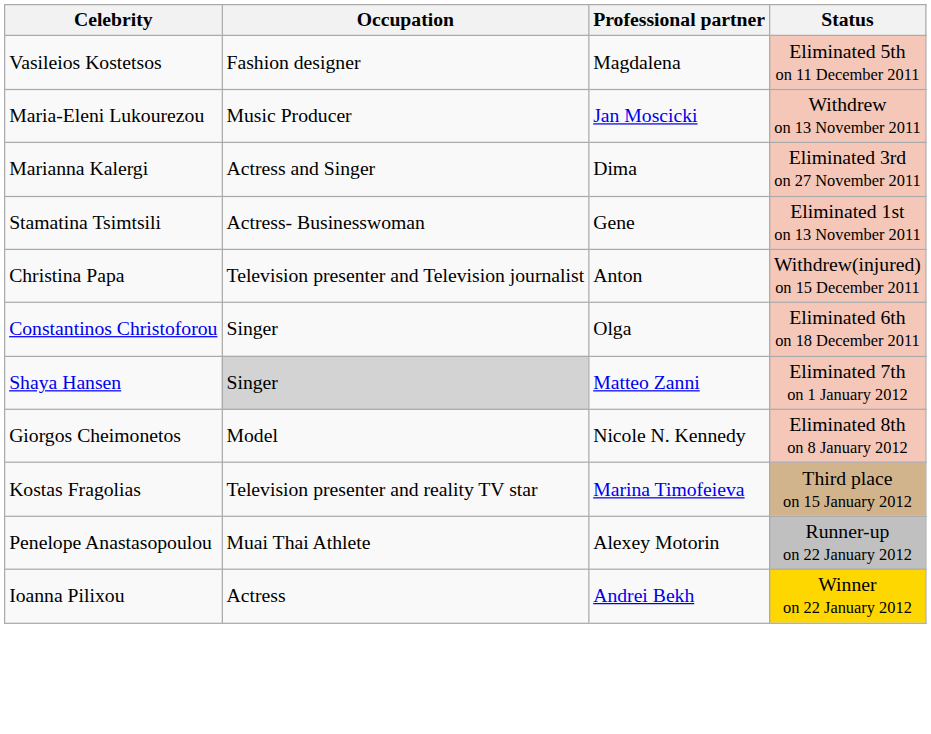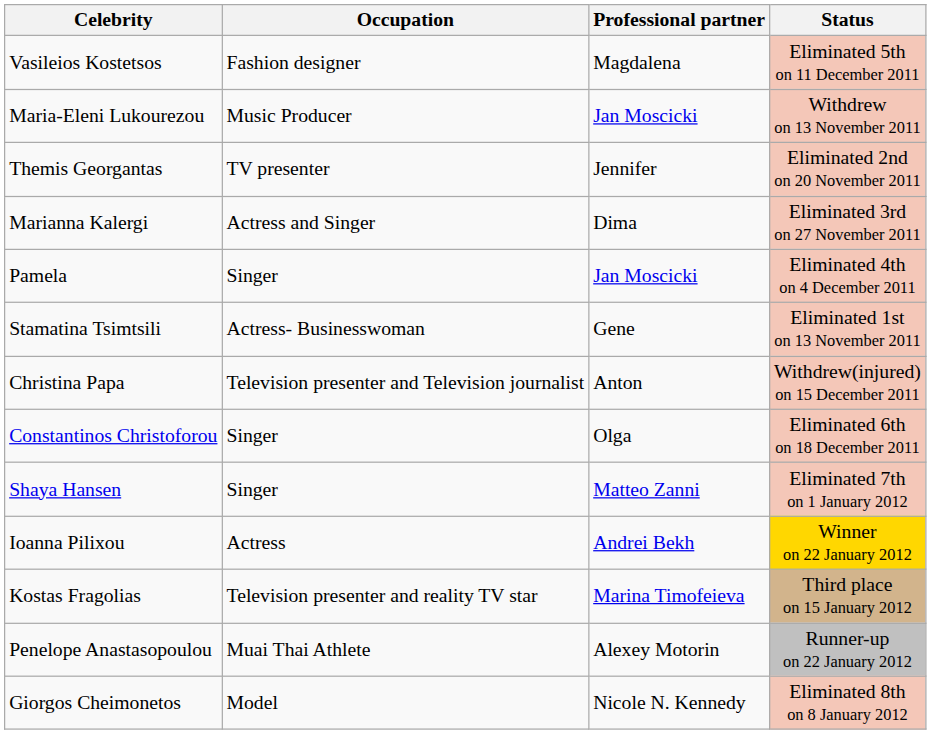+ row: (86, 169)
+ row: (38, 275)
(252, 382) lightgrey background -> (252, 489) no background
rows swapped: (95, 435) <-> (67, 595)
